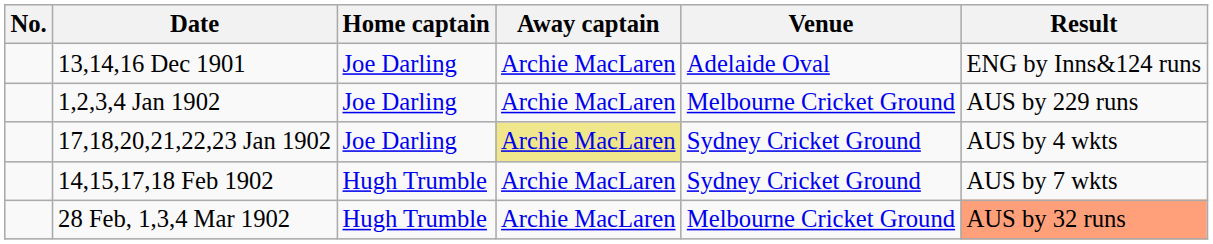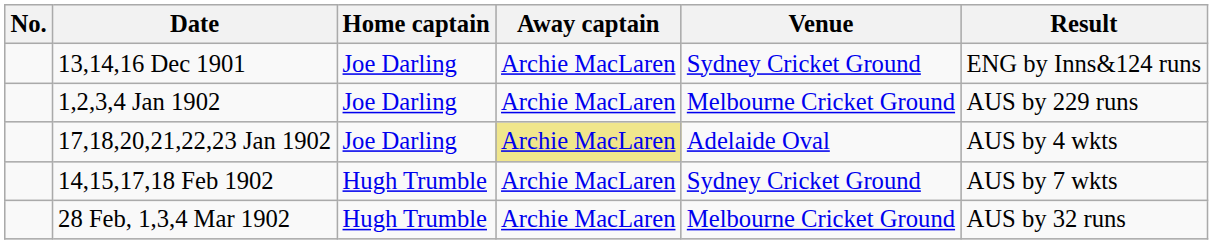(758, 63) Adelaide Oval -> (804, 63) Sydney Cricket Ground
(804, 141) Sydney Cricket Ground -> (758, 141) Adelaide Oval
(1046, 219) lightsalmon background -> (1046, 219) no background
